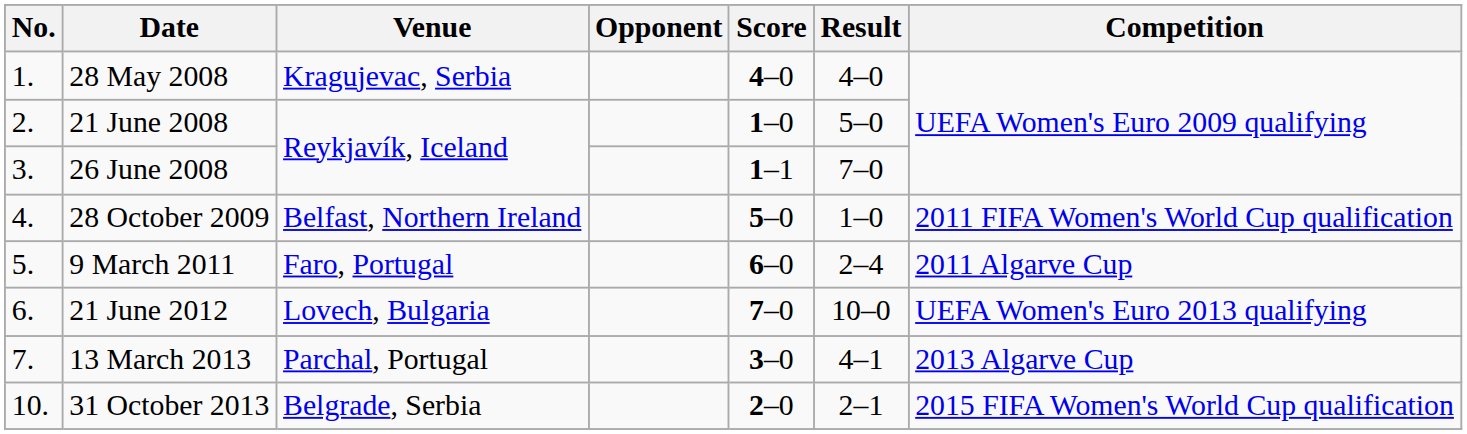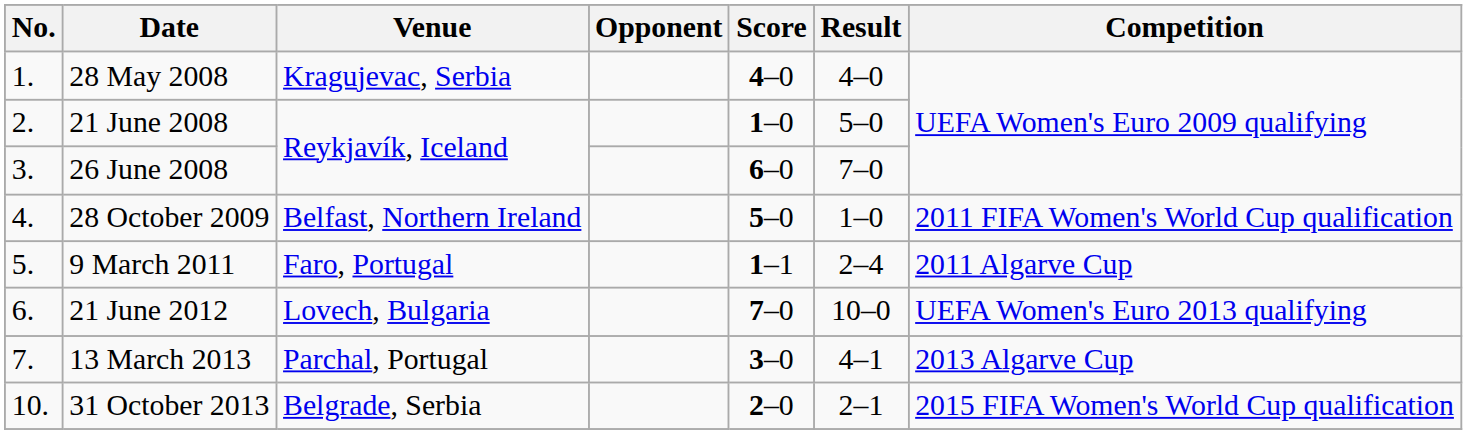(771, 169) 1–1 -> (771, 169) 6–0
(771, 264) 6–0 -> (771, 264) 1–1
